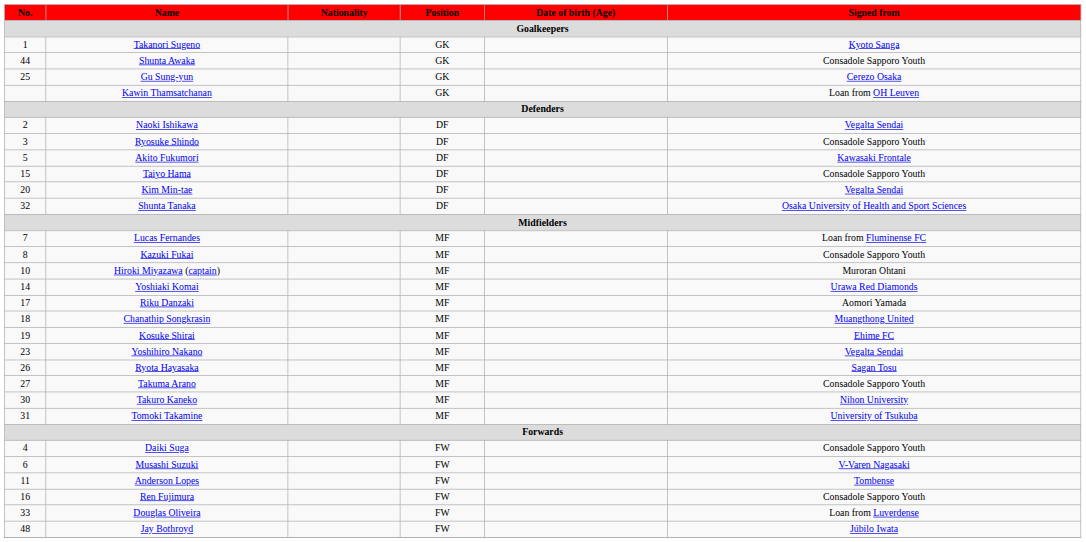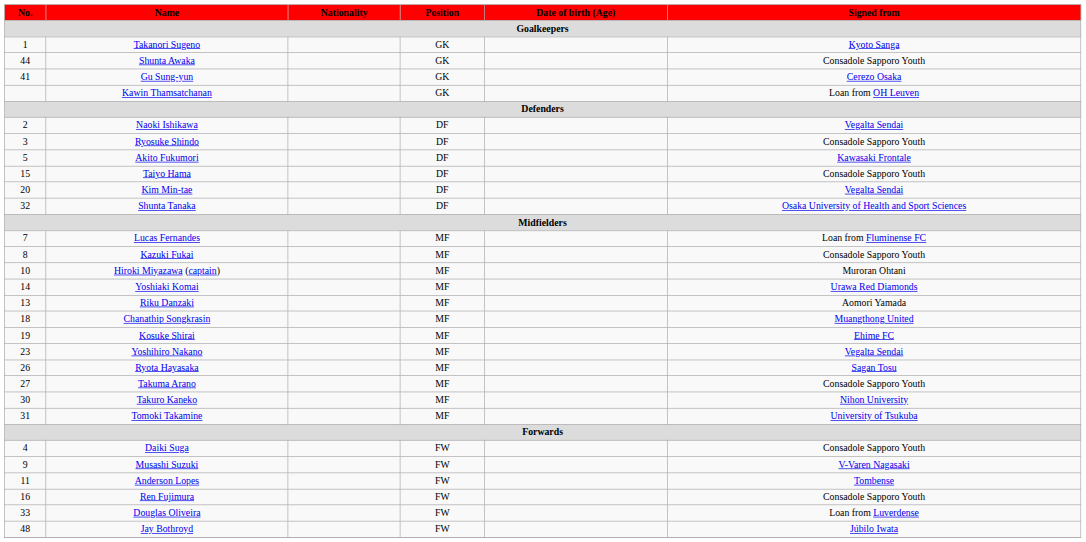(25, 77) 25 -> (25, 77) 41
(25, 303) 17 -> (25, 303) 13
(25, 465) 6 -> (25, 465) 9
